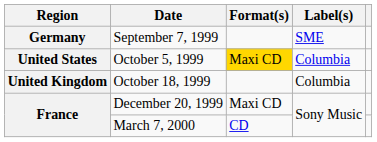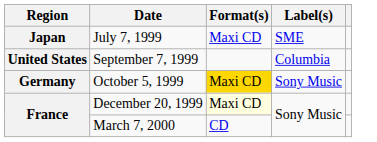+ row: (128, 37)
(57, 37) Germany -> (47, 59) United States
(310, 37) SME -> (303, 59) Columbia
(57, 59) United States -> (47, 81) Germany
(323, 59) Columbia -> (309, 81) Sony Music
- row: (162, 81)
(255, 103) no background -> (235, 103) lightyellow background
